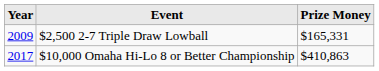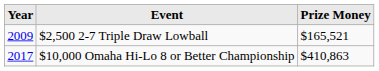(325, 35) $165,331 -> (325, 35) $165,521
